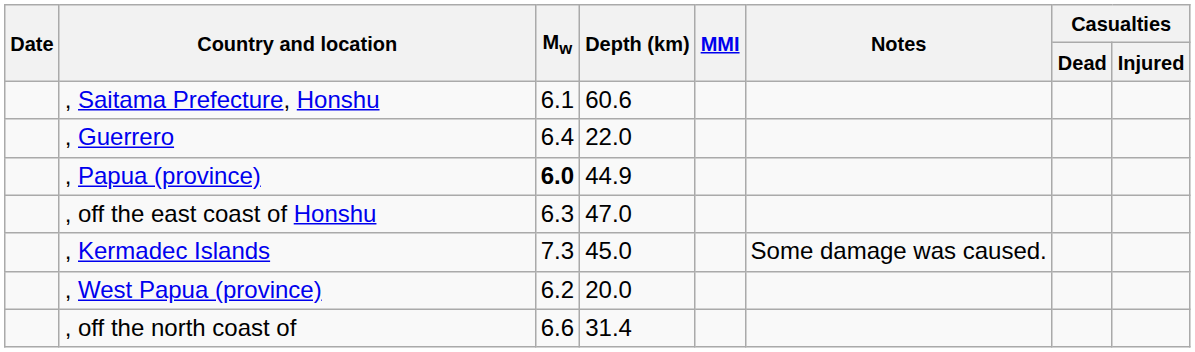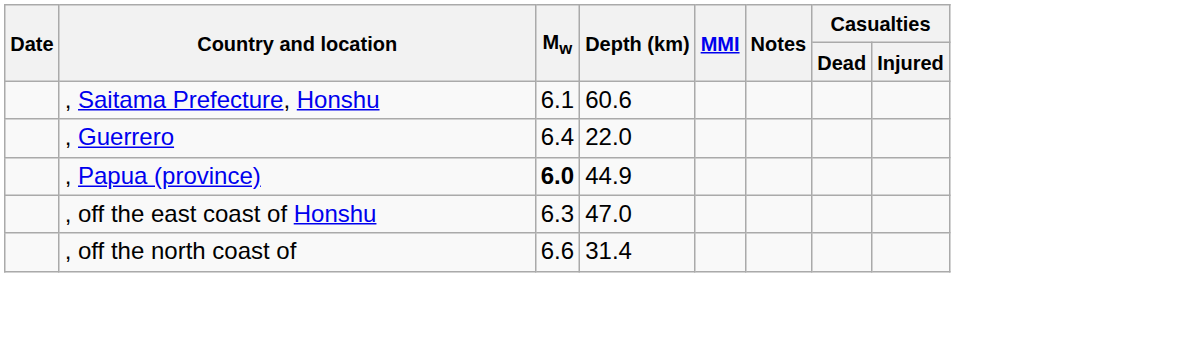- row: (167, 251)
- row: (193, 289)
